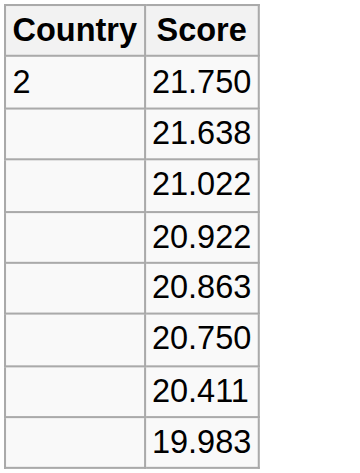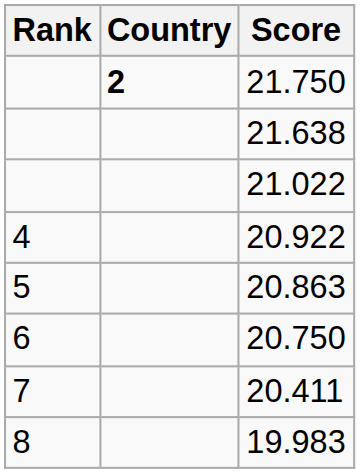+ column: (52, 30)
(22, 81) normal -> (116, 81) bold
